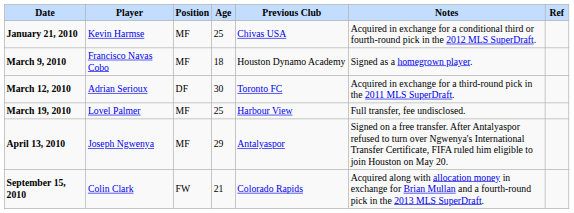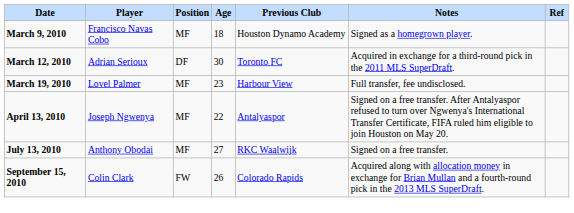- row: (42, 34)
(218, 111) 25 -> (218, 83) 23
(218, 144) 29 -> (218, 117) 22
+ row: (34, 150)
(218, 189) 21 -> (218, 178) 26
